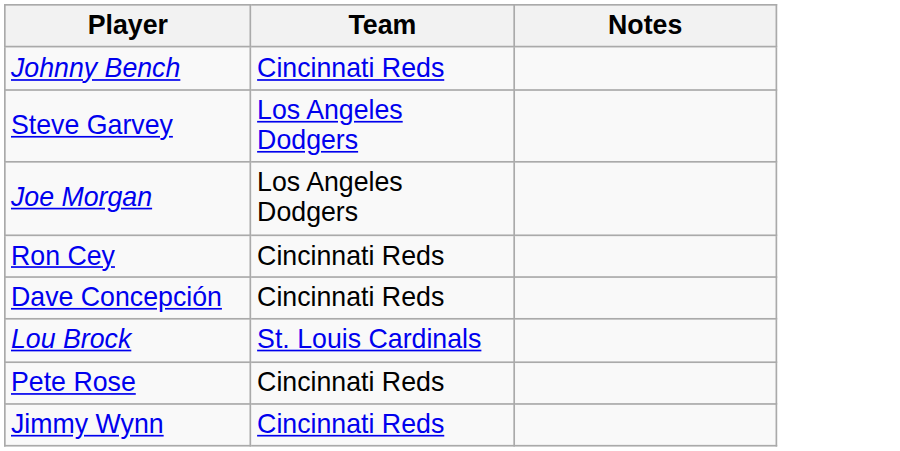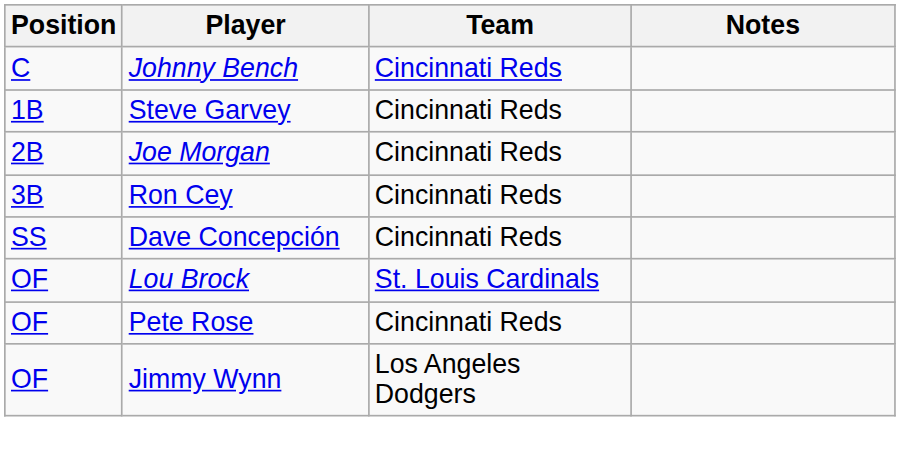+ column: (64, 25)
(330, 125) Los Angeles Dodgers -> (468, 110) Cincinnati Reds
(330, 197) Los Angeles Dodgers -> (468, 152) Cincinnati Reds
(351, 424) Cincinnati Reds -> (448, 379) Los Angeles Dodgers
